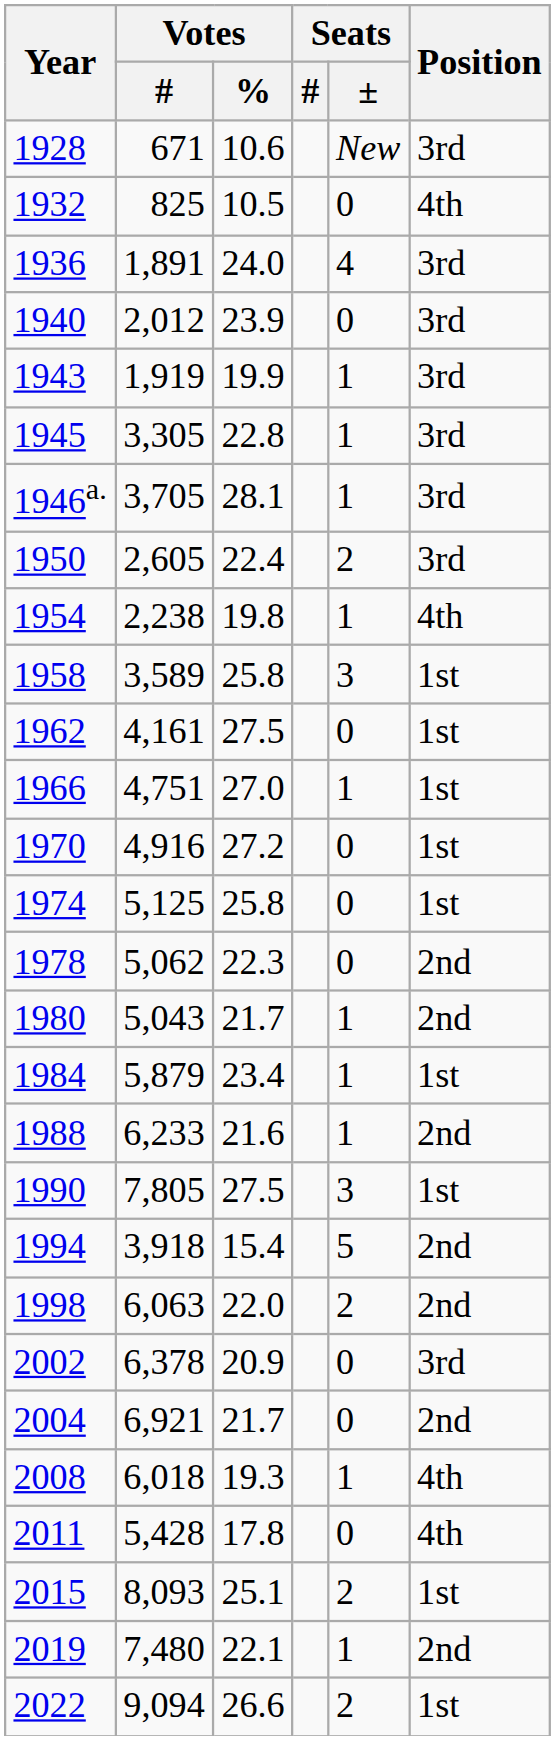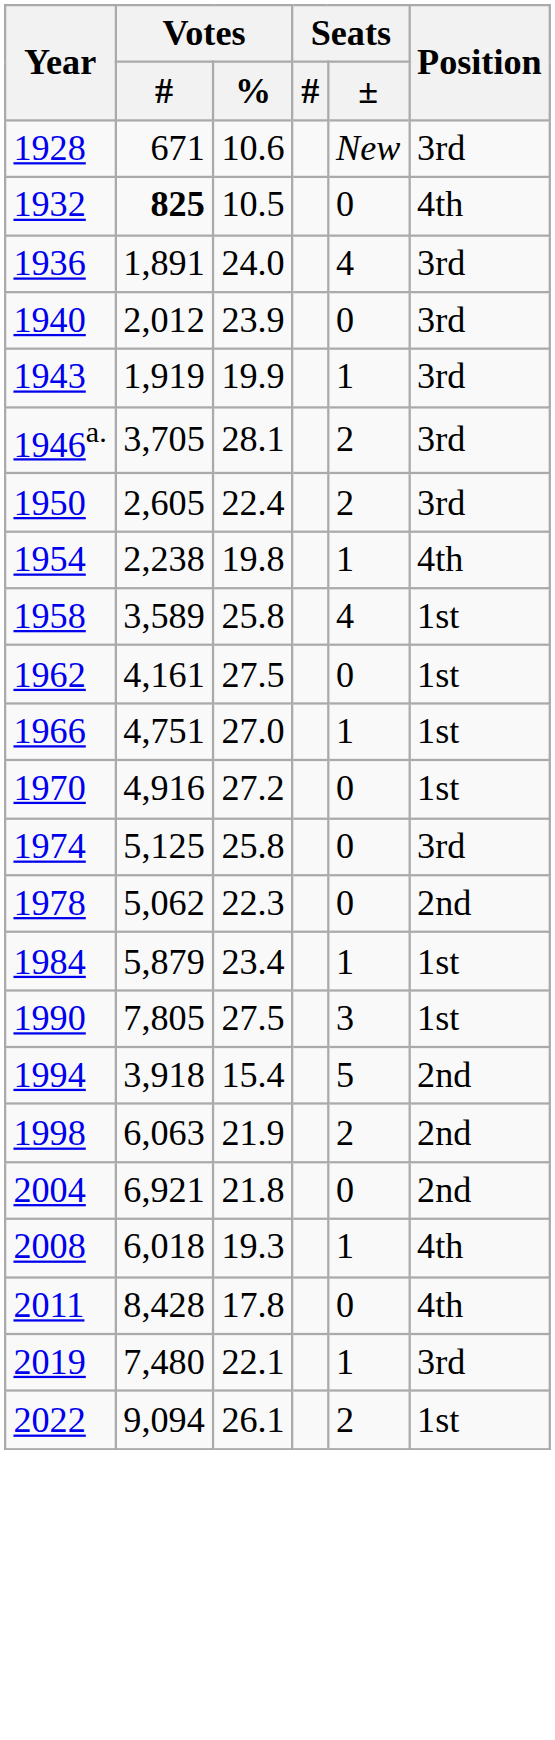(178, 205) normal -> (178, 205) bold
- row: (50, 434)
(345, 496) 1 -> (345, 439) 2
(345, 673) 3 -> (345, 616) 4
(438, 903) 1st -> (441, 845) 3rd
- row: (50, 1017)
- row: (50, 1132)
(253, 1304) 22.0 -> (253, 1132) 21.9
- row: (50, 1361)
(253, 1419) 21.7 -> (253, 1189) 21.8
(164, 1533) 5,428 -> (164, 1304) 8,428
- row: (50, 1591)
(444, 1648) 2nd -> (441, 1361) 3rd
(253, 1706) 26.6 -> (253, 1419) 26.1
